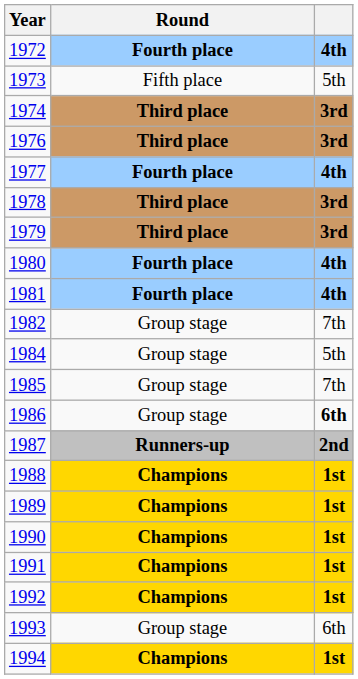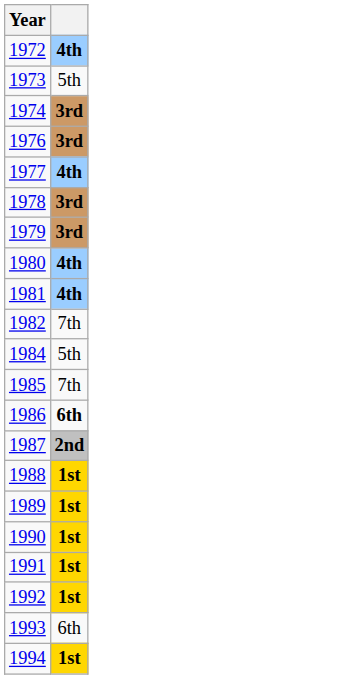- column: (182, 20)
